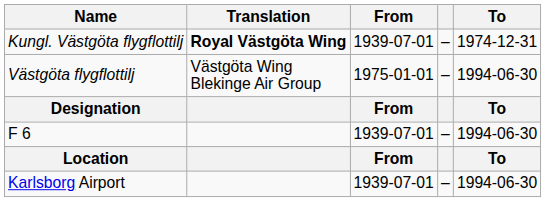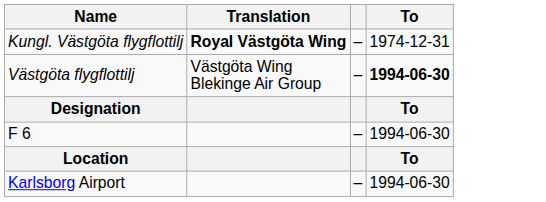- column: (394, 16)
(497, 75) normal -> (410, 75) bold
